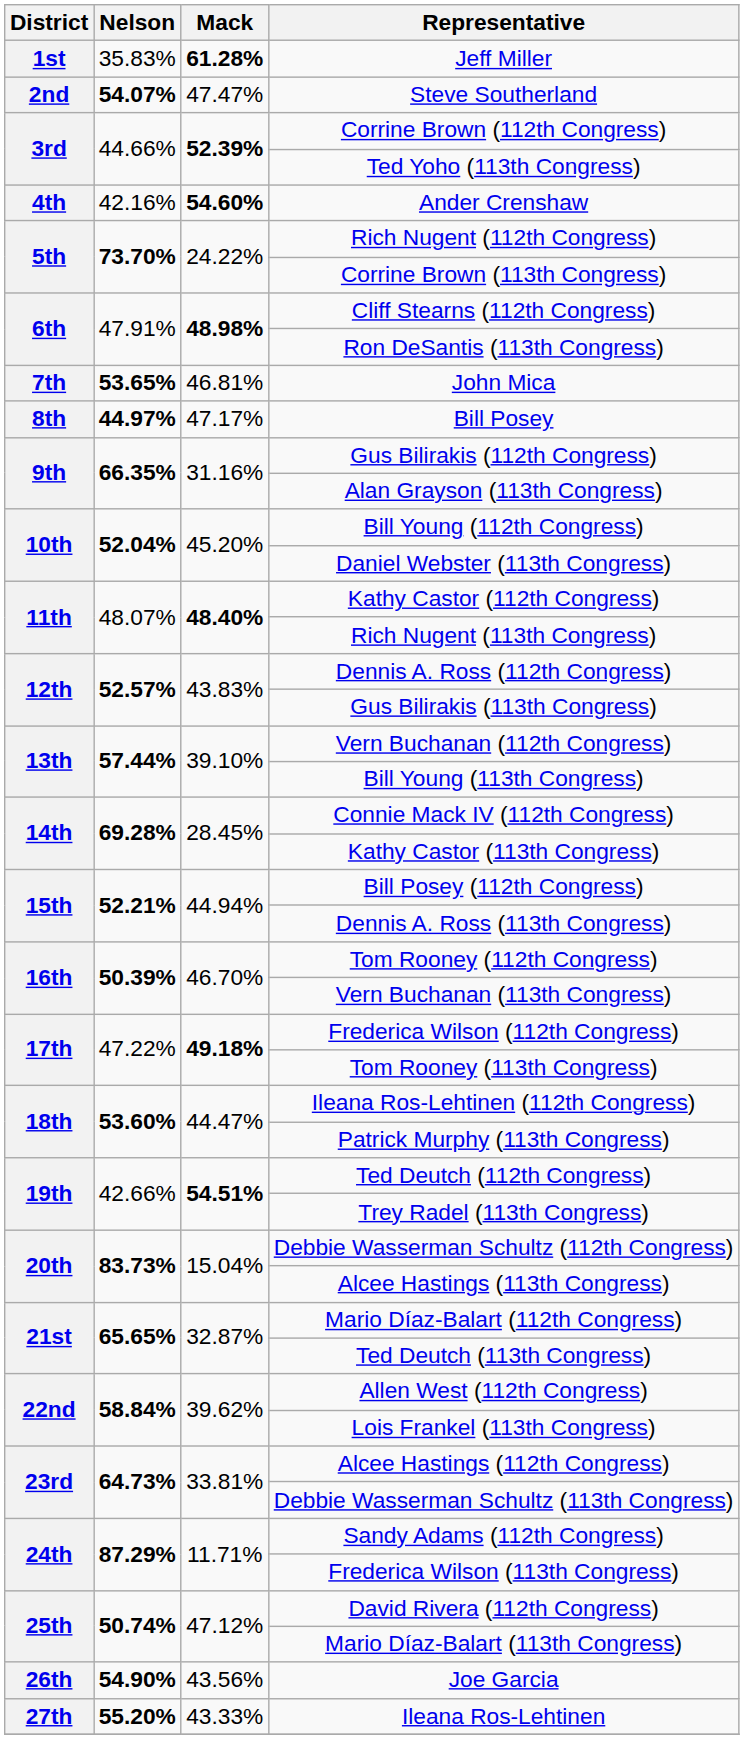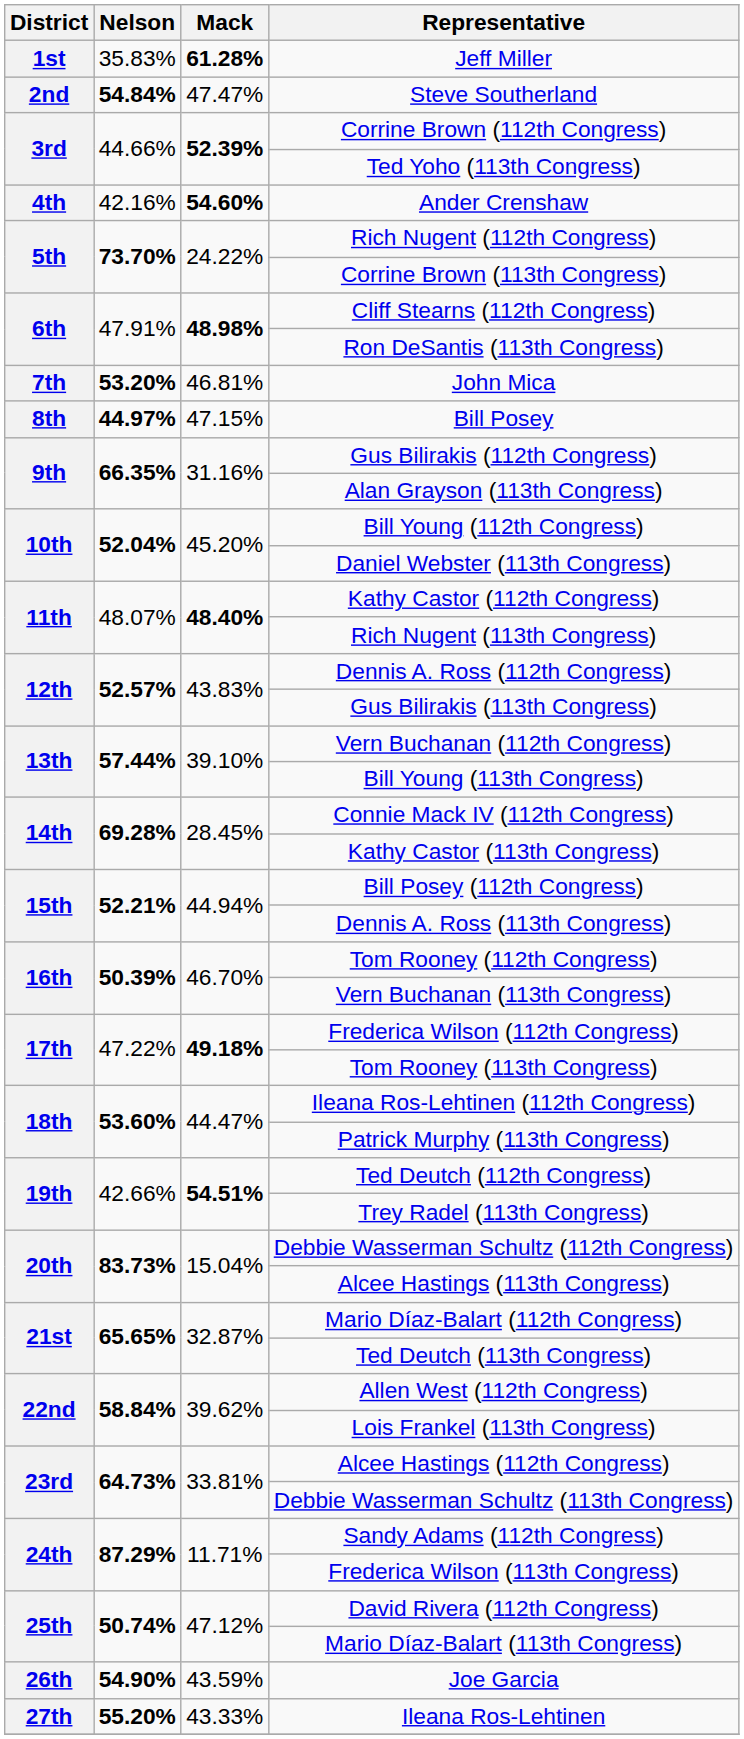(137, 94) 54.07% -> (137, 94) 54.84%
(137, 382) 53.65% -> (137, 382) 53.20%
(225, 418) 47.17% -> (225, 418) 47.15%
(225, 1680) 43.56% -> (225, 1680) 43.59%
